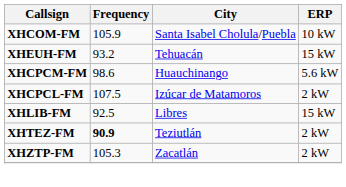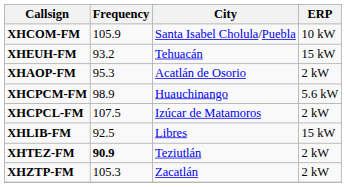+ row: (42, 73)
(104, 73) 98.6 -> (104, 93) 98.9
